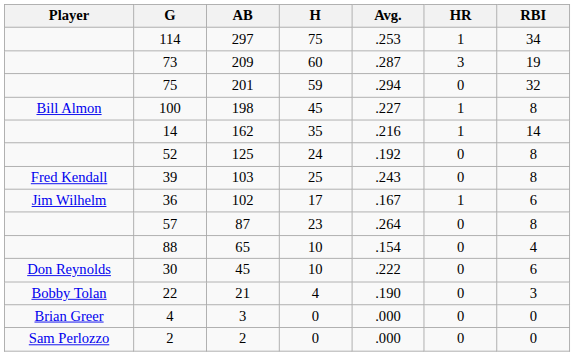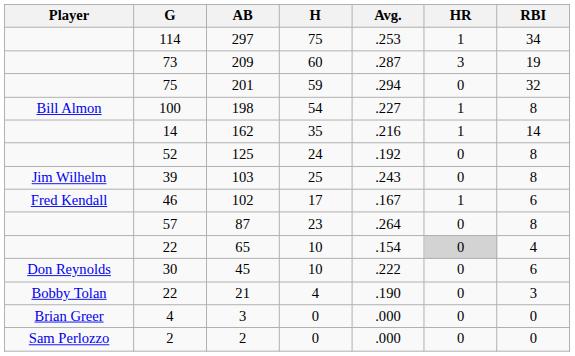(315, 108) 45 -> (315, 108) 54
(69, 177) Fred Kendall -> (69, 177) Jim Wilhelm
(69, 200) Jim Wilhelm -> (69, 200) Fred Kendall
(170, 200) 36 -> (170, 200) 46
(170, 246) 88 -> (170, 246) 22
(461, 246) no background -> (461, 246) lightgrey background
